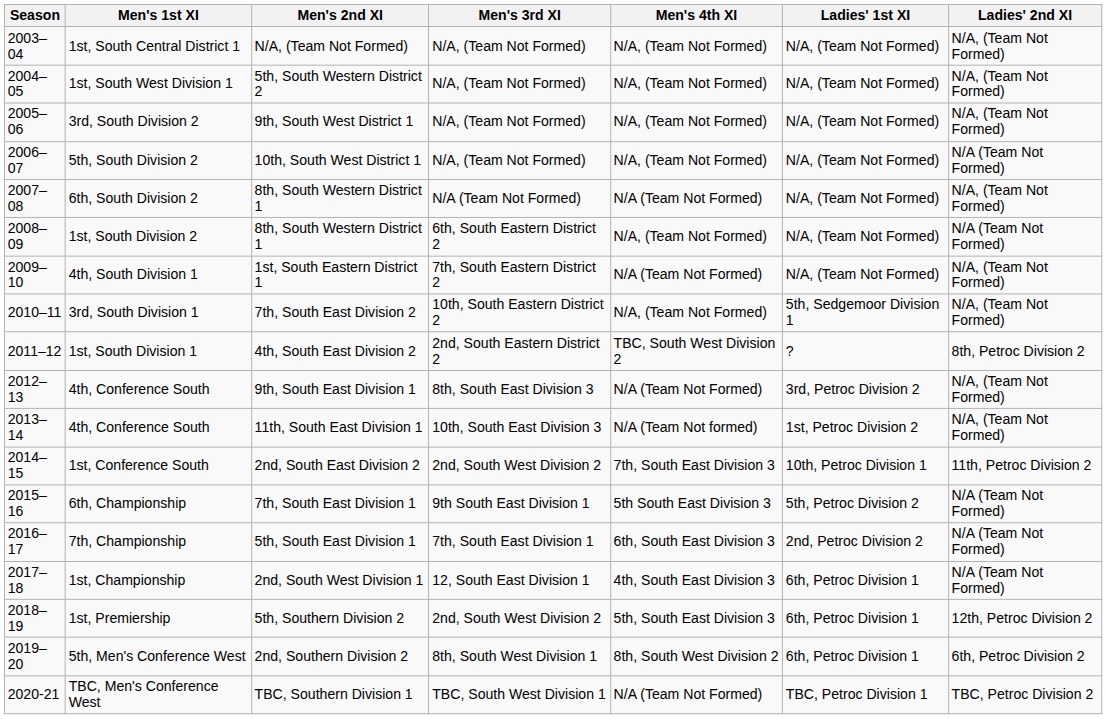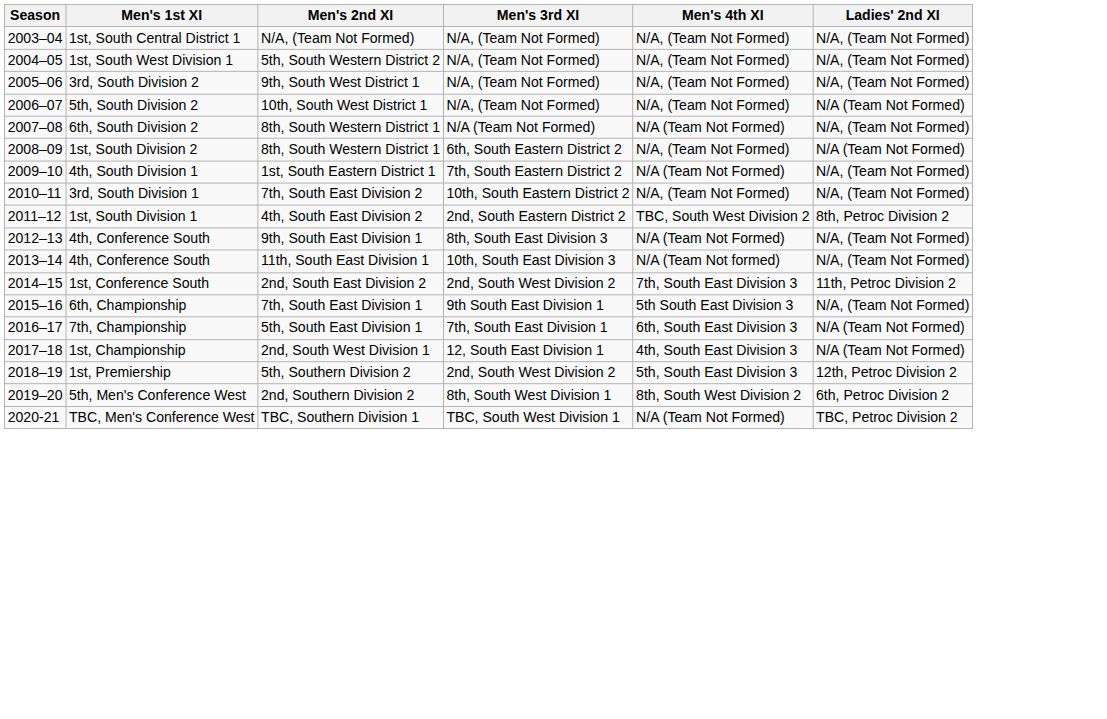- column: (865, 15)
(997, 503) N/A (Team Not Formed) -> (893, 305) N/A, (Team Not Formed)
